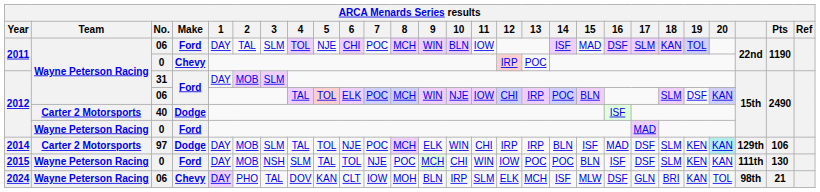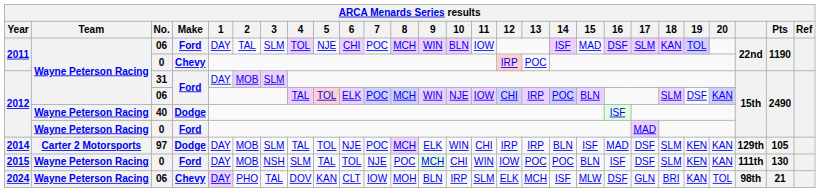(91, 112) Carter 2 Motorsports -> (91, 112) Wayne Peterson Racing
(722, 146) paleturquoise background -> (722, 146) no background
(780, 146) 106 -> (780, 146) 105
